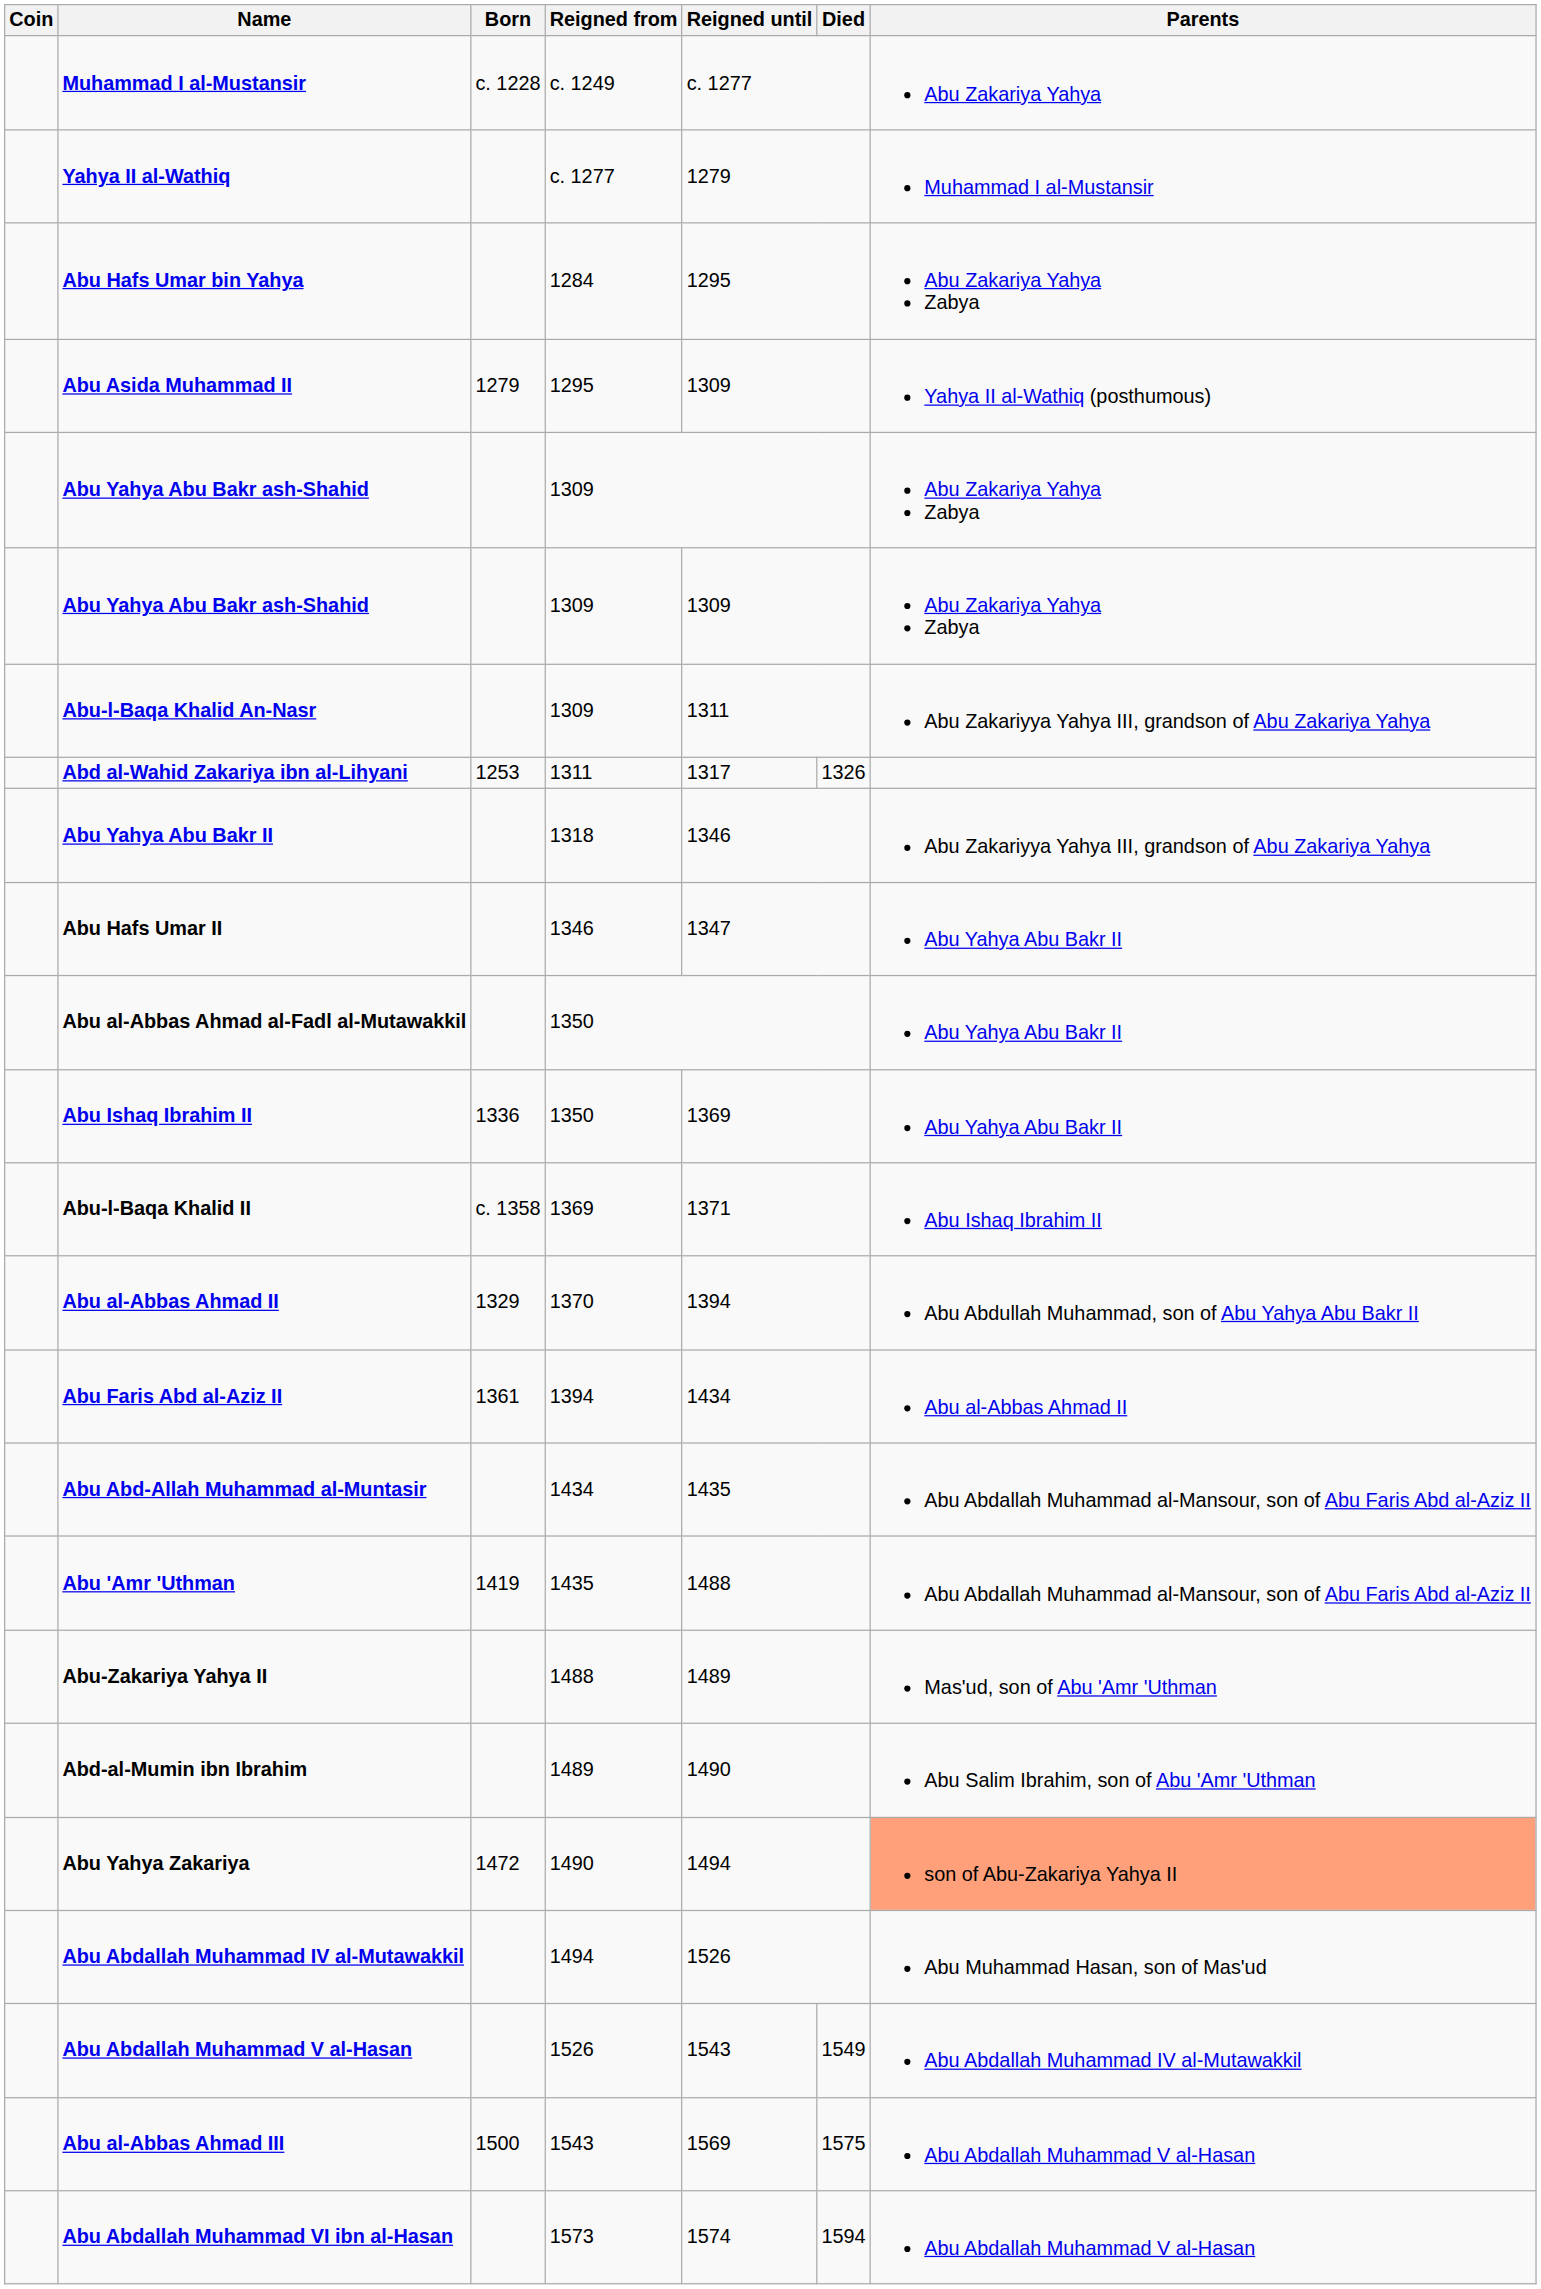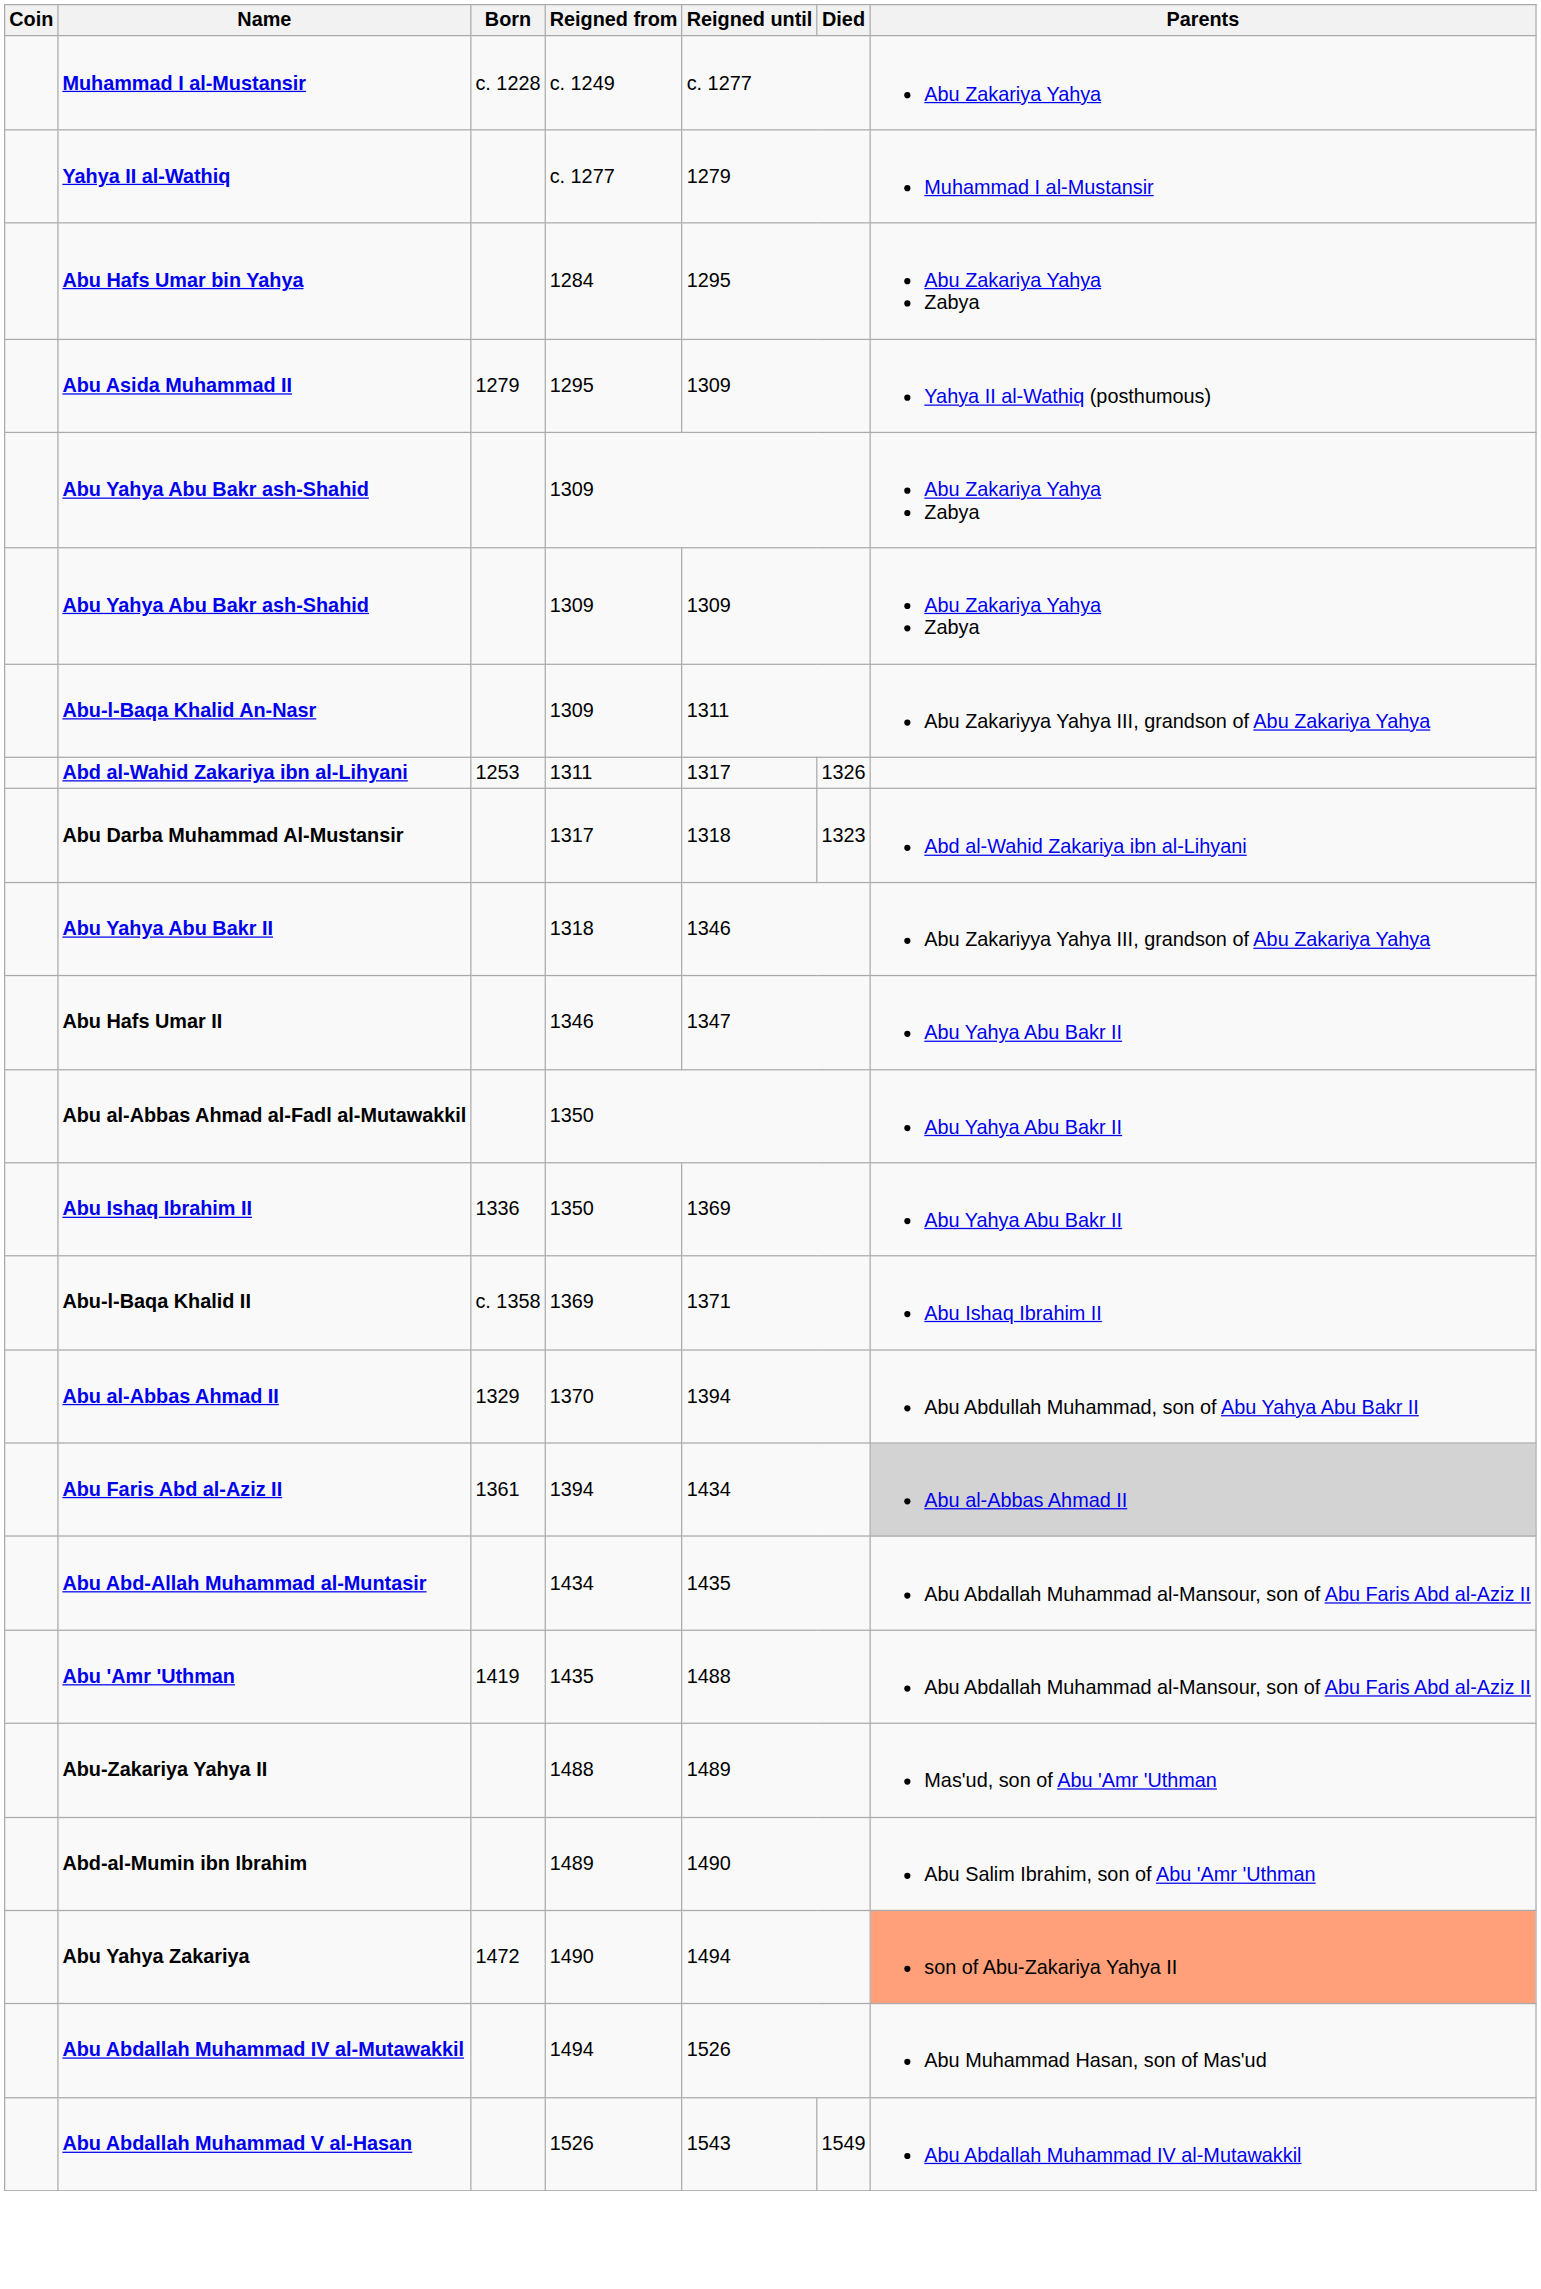+ row: (233, 835)
(1203, 1407) no background -> (1203, 1501) lightgrey background
- row: (173, 2143)
- row: (258, 2237)
